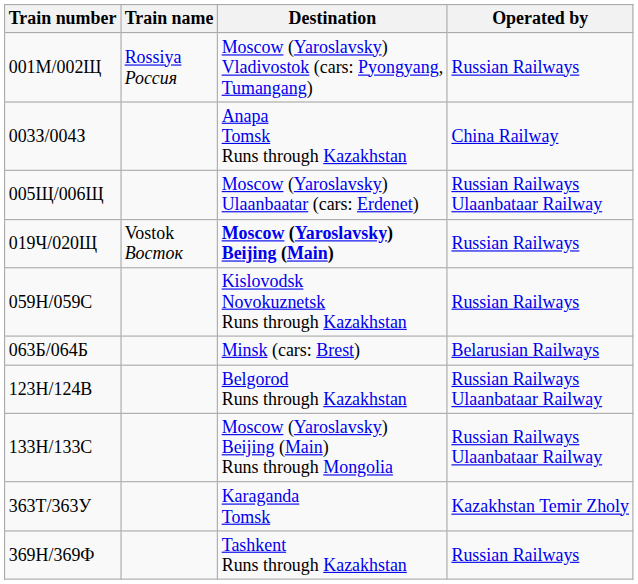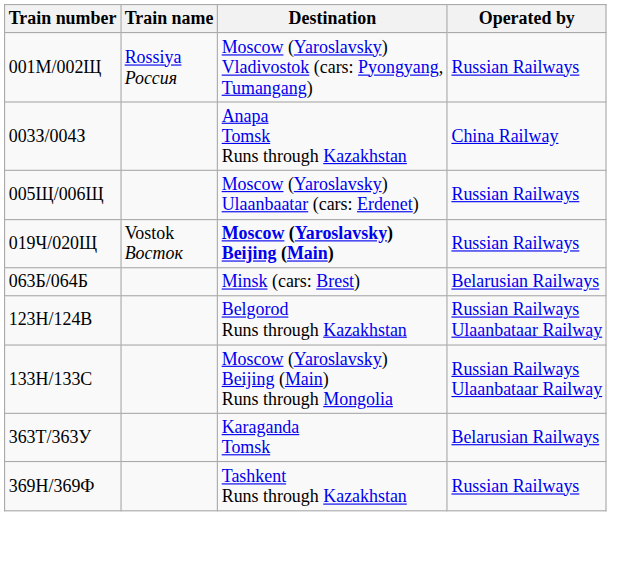(527, 194) Russian Railways Ulaanbataar Railway -> (515, 194) Russian Railways
- row: (51, 301)
(540, 506) Kazakhstan Temir Zholy -> (525, 437) Belarusian Railways
